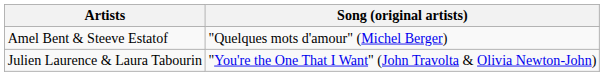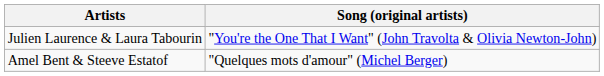rows swapped: (88, 37) <-> (105, 60)
